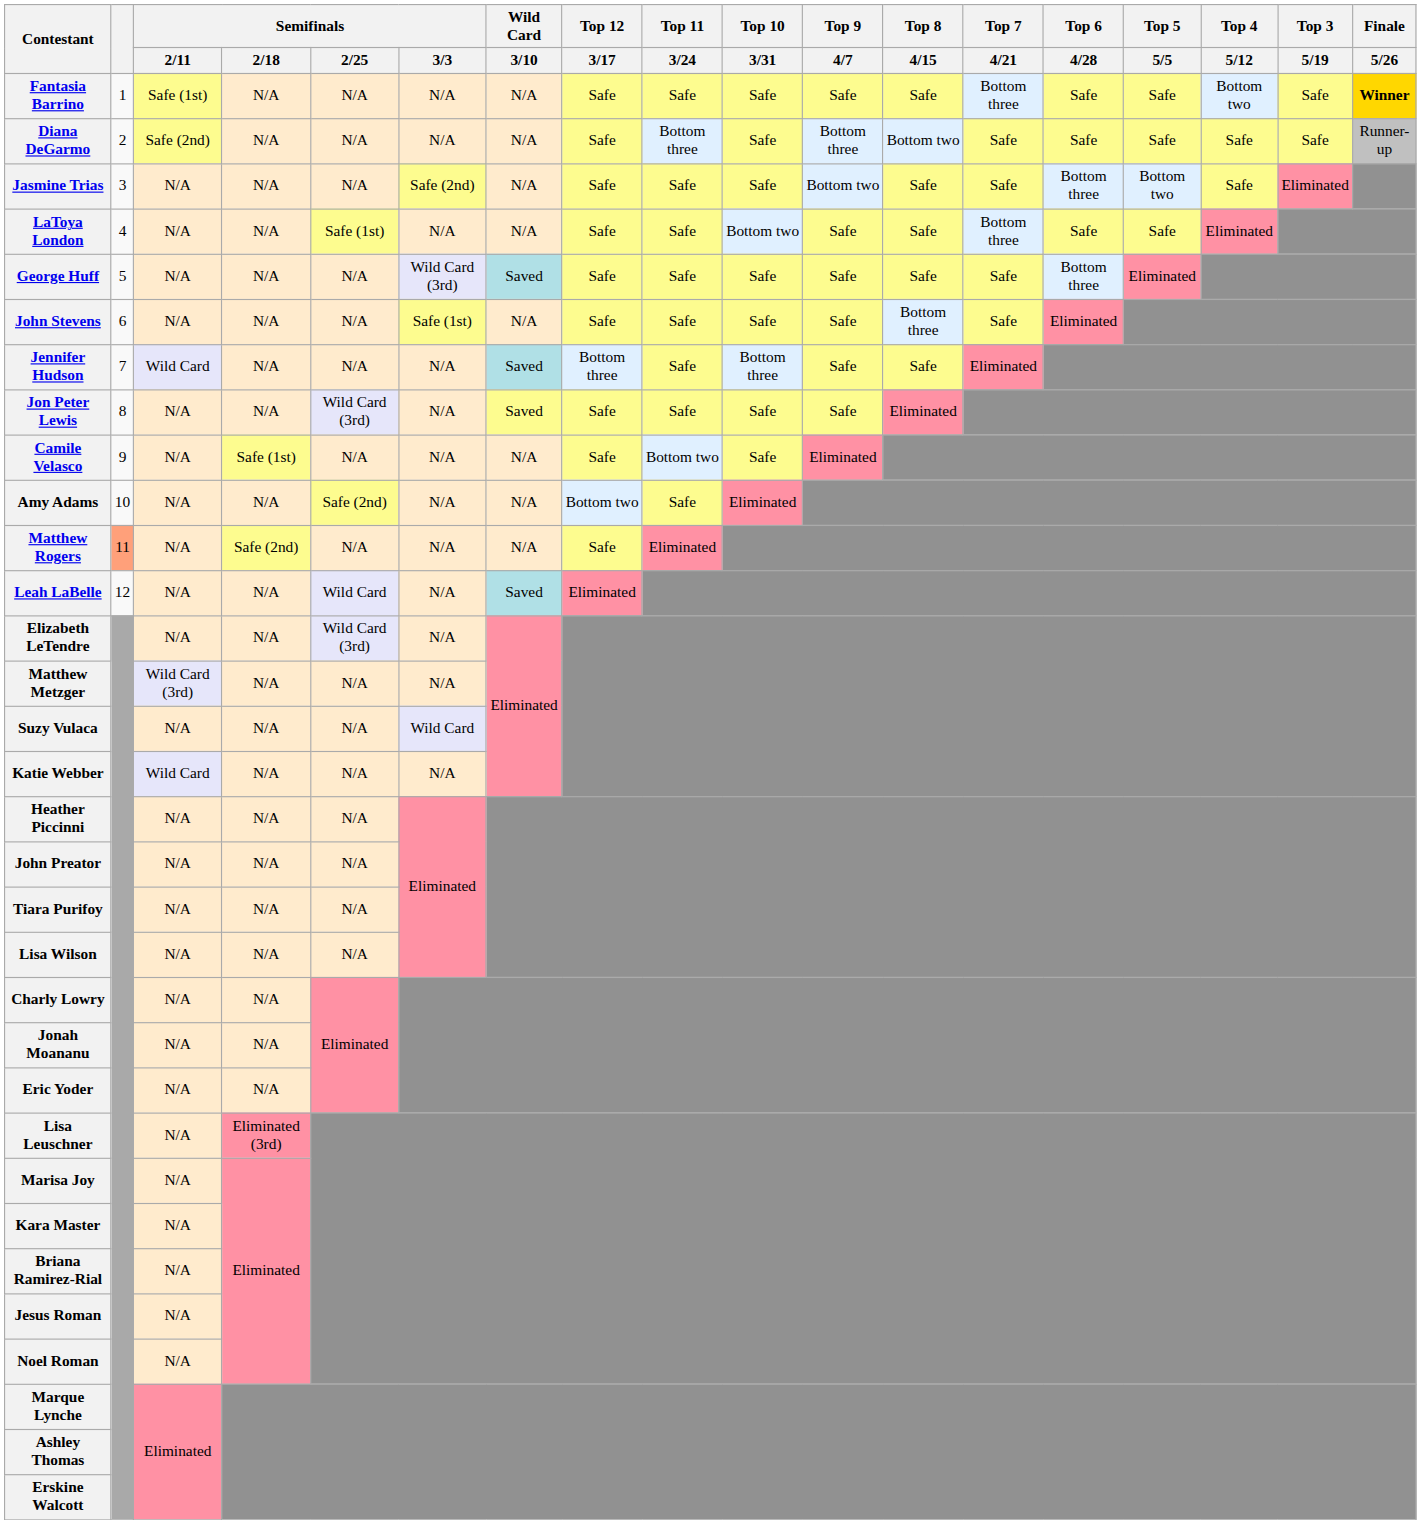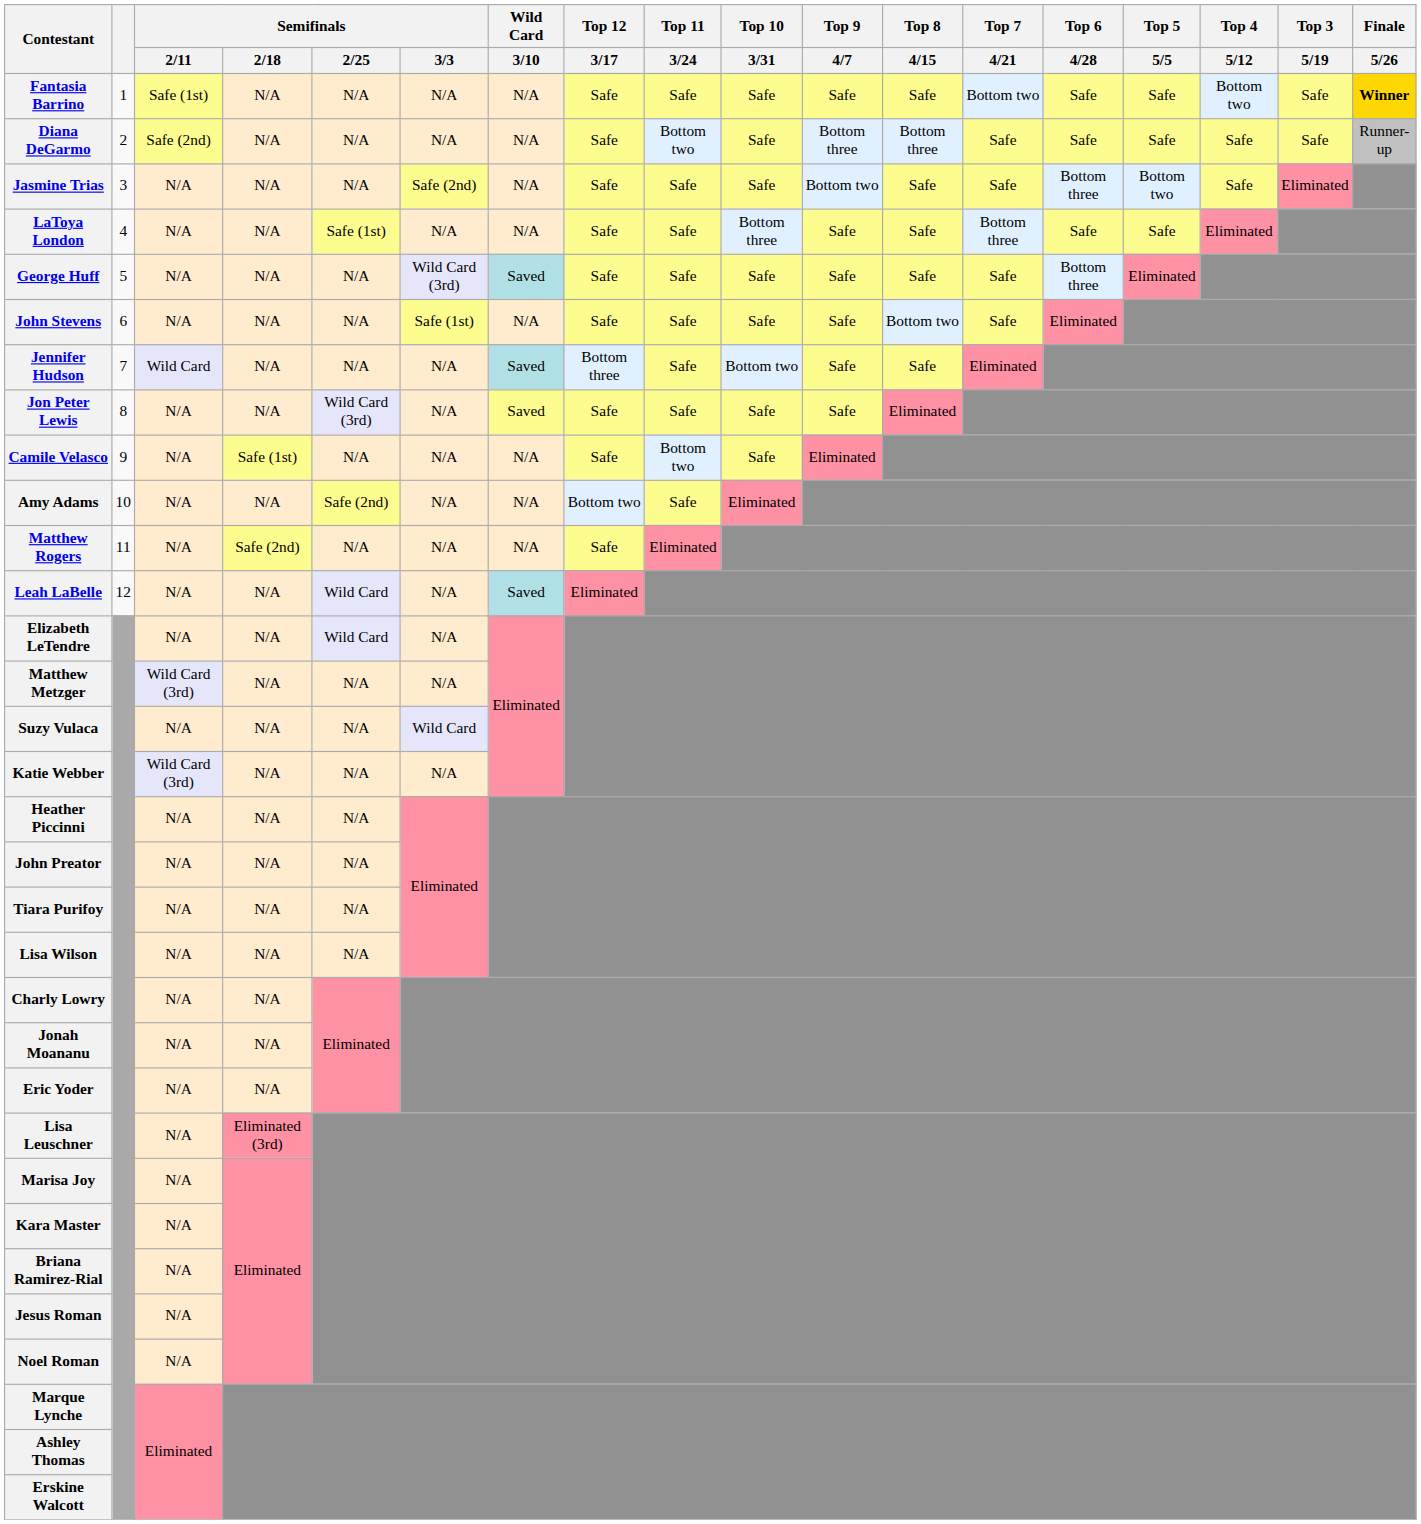(1003, 95) Bottom three -> (1003, 95) Bottom two
(682, 140) Bottom three -> (683, 140) Bottom two
(923, 140) Bottom two -> (923, 140) Bottom three
(763, 231) Bottom two -> (762, 231) Bottom three
(923, 321) Bottom three -> (923, 321) Bottom two
(763, 366) Bottom three -> (762, 366) Bottom two
(123, 547) lightsalmon background -> (123, 547) no background
(355, 637) Wild Card (3rd) -> (356, 637) Wild Card
(178, 773) Wild Card -> (179, 773) Wild Card (3rd)
